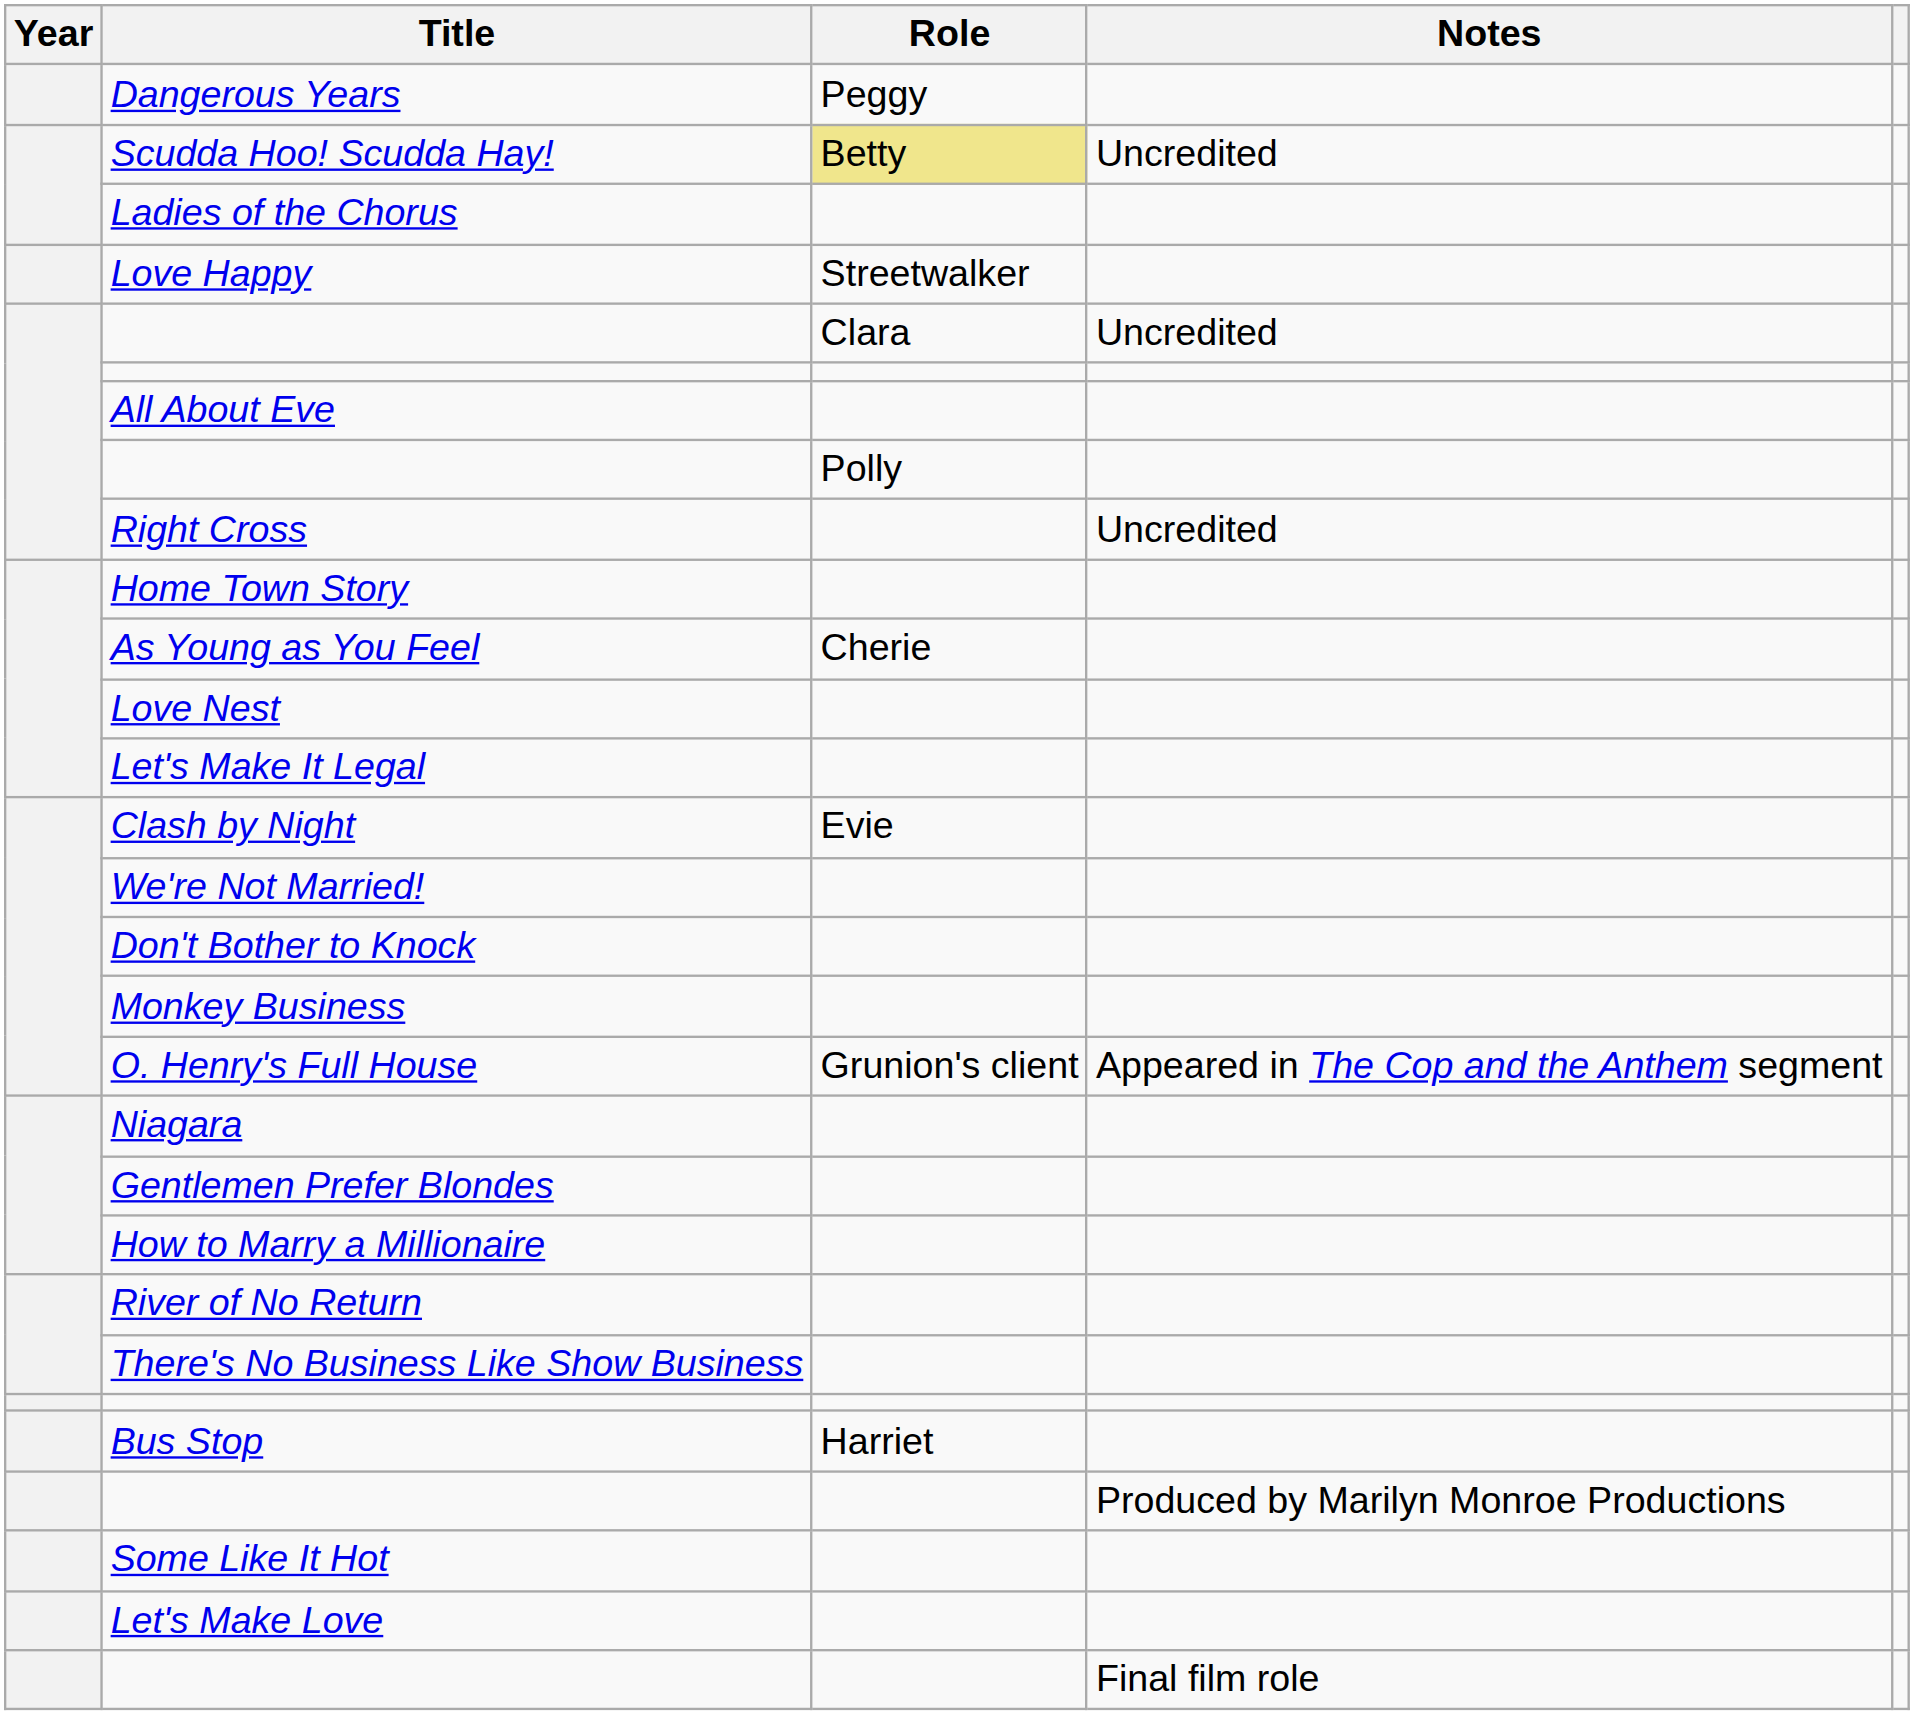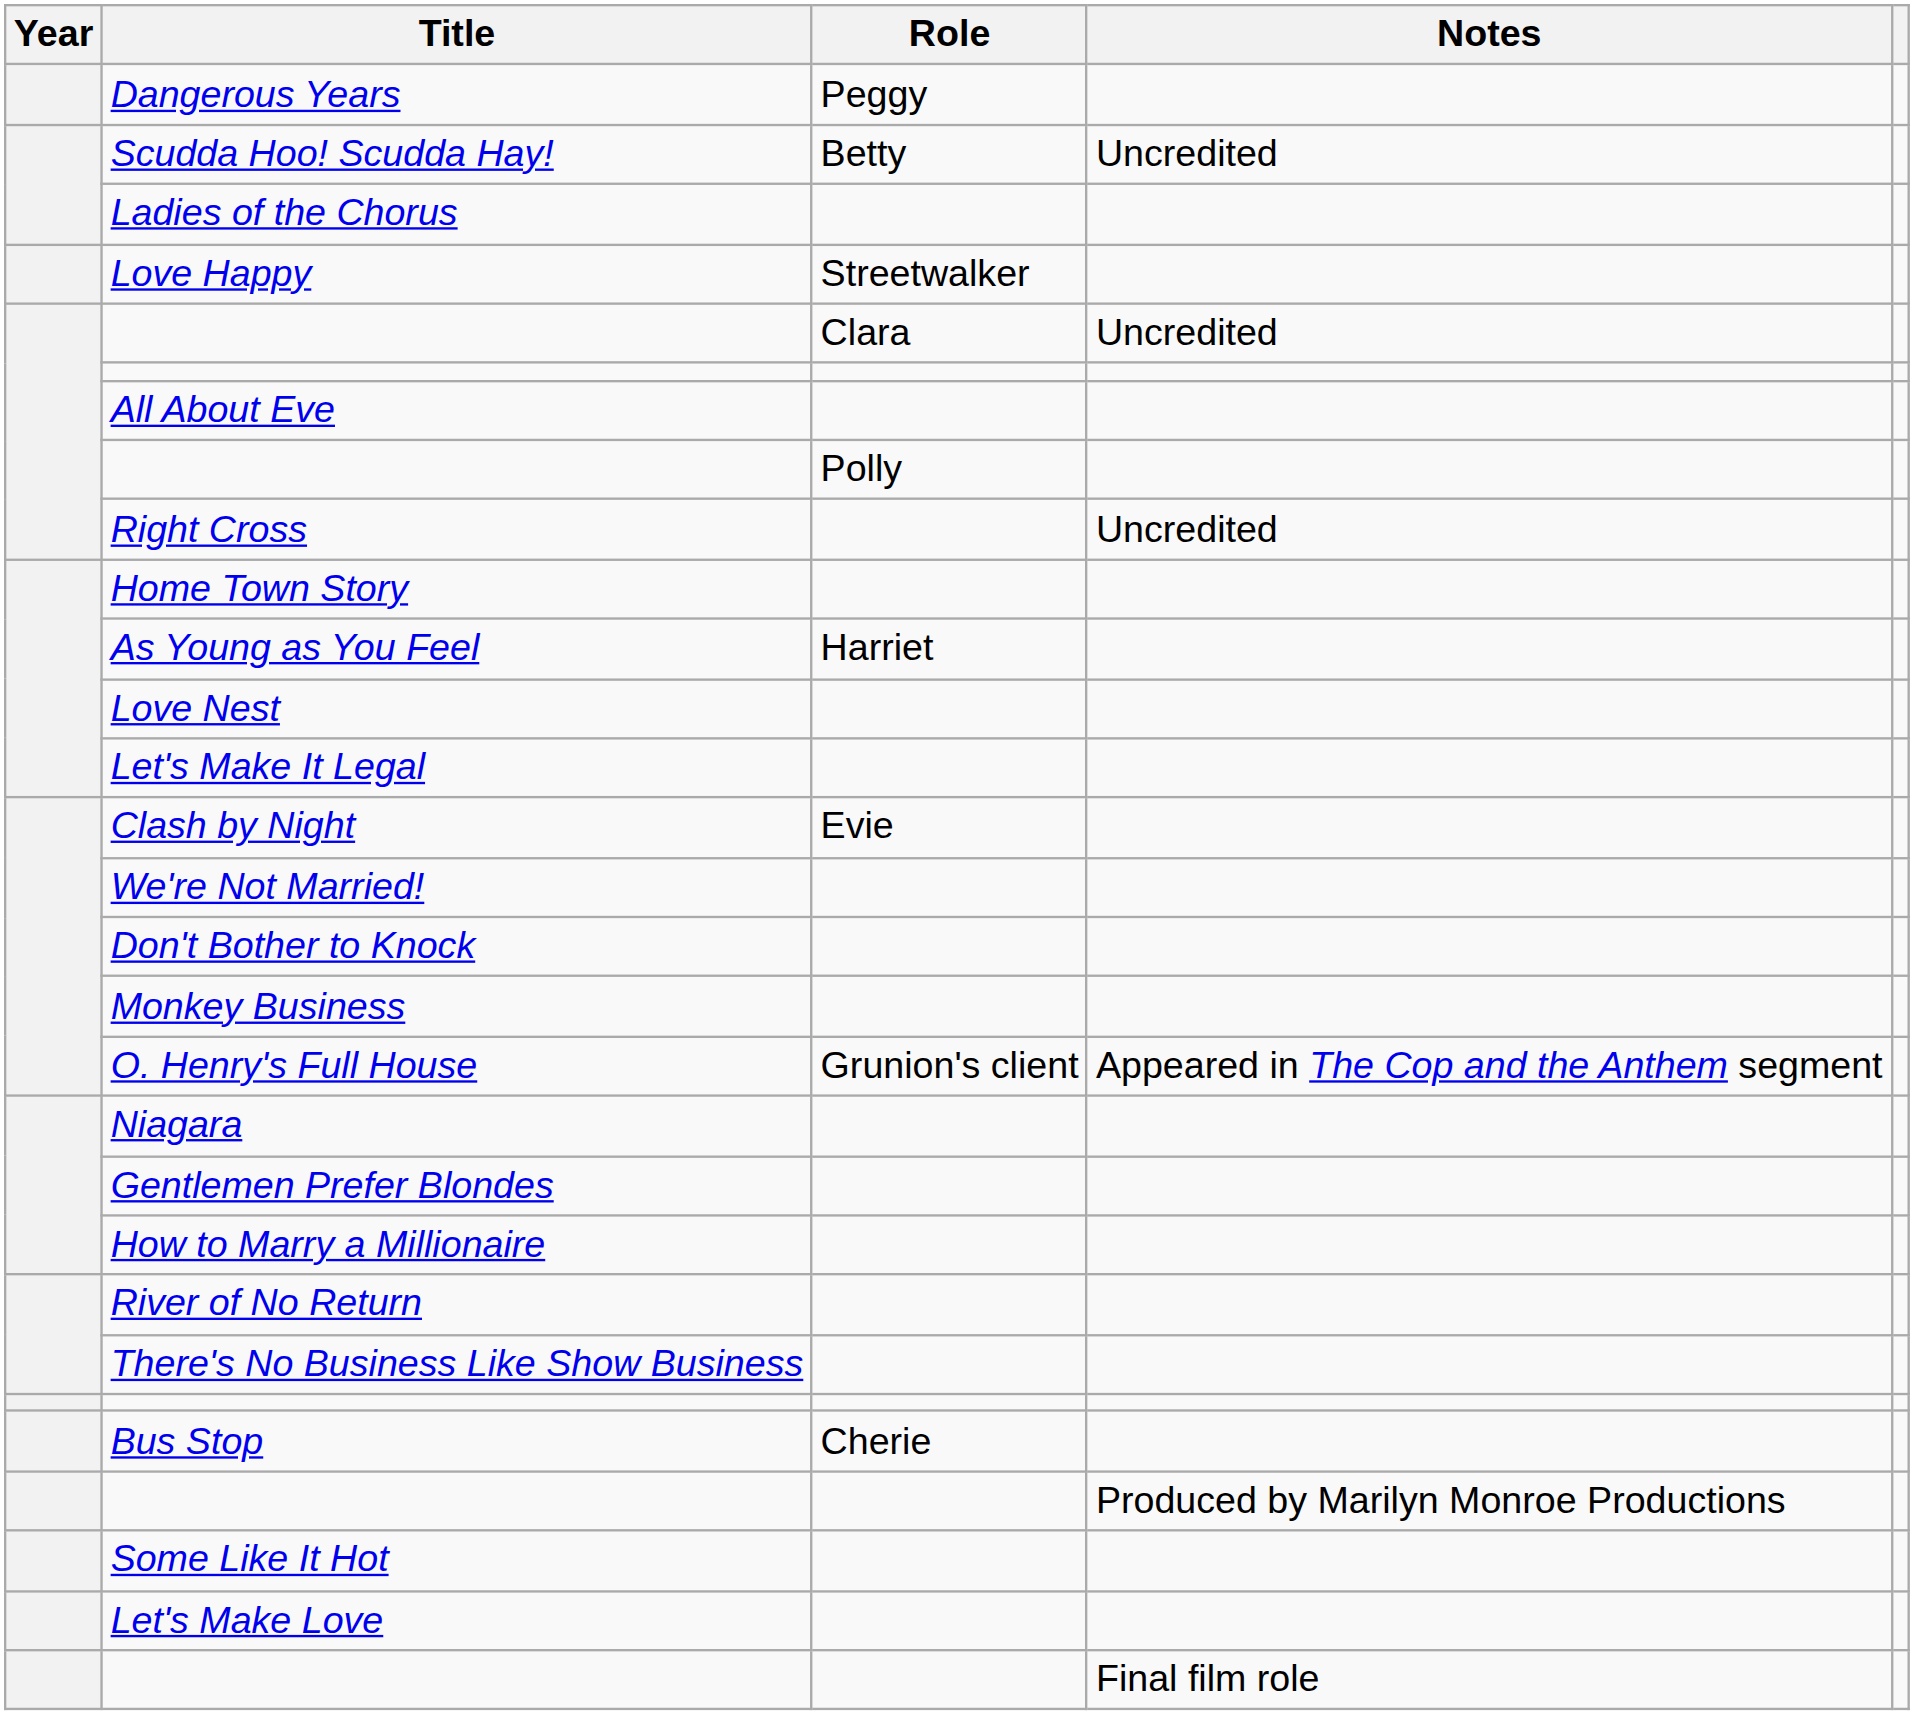(863, 153) khaki background -> (863, 153) no background
(876, 647) Cherie -> (877, 647) Harriet
(877, 1440) Harriet -> (876, 1440) Cherie
